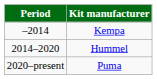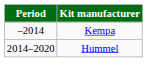- row: (109, 66)
